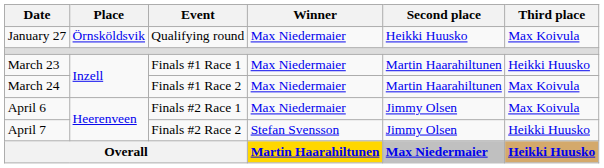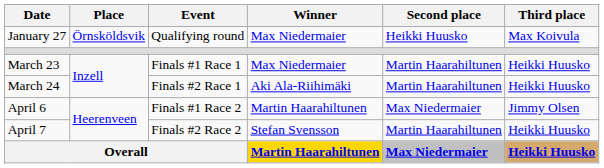(196, 86) Finals #1 Race 2 -> (196, 86) Finals #2 Race 1
(298, 86) Max Niedermaier -> (301, 86) Aki Ala-Riihimäki
(544, 86) Max Koivula -> (549, 86) Heikki Huusko
(196, 108) Finals #2 Race 1 -> (196, 108) Finals #1 Race 2
(298, 108) Max Niedermaier -> (309, 108) Martin Haarahiltunen
(421, 108) Jimmy Olsen -> (433, 108) Max Niedermaier
(544, 108) Max Koivula -> (544, 108) Jimmy Olsen
(421, 130) Jimmy Olsen -> (444, 130) Martin Haarahiltunen
